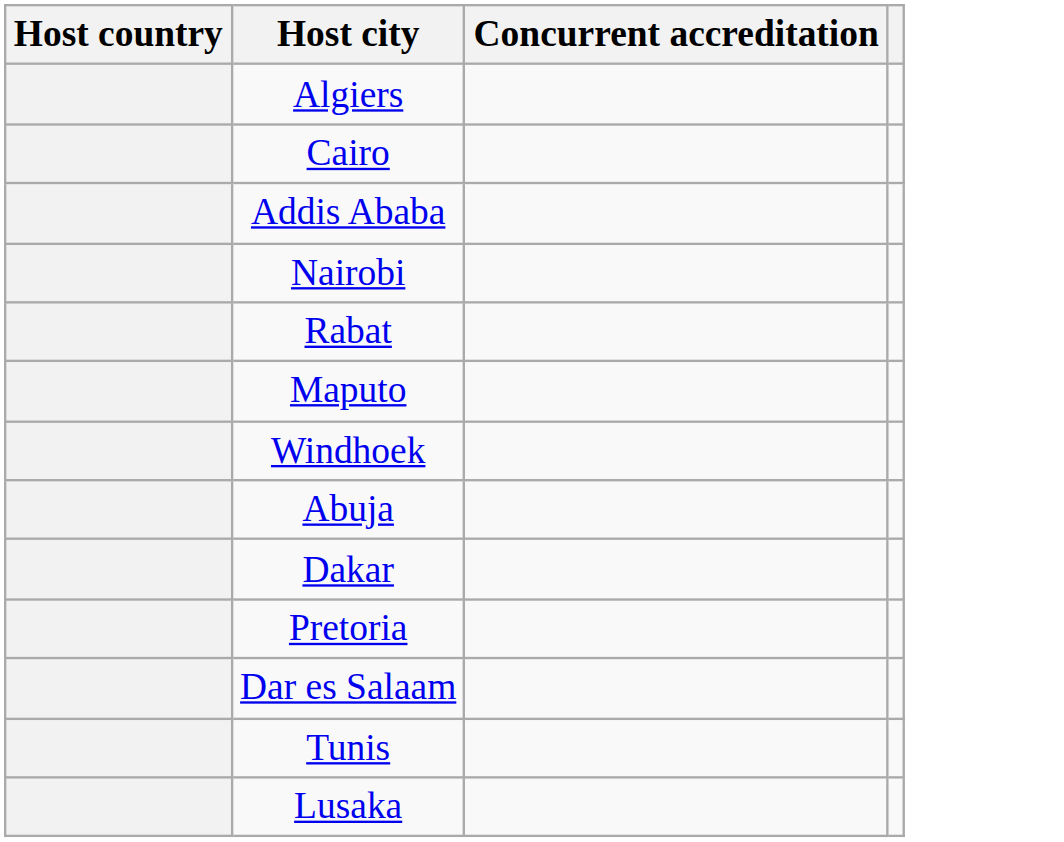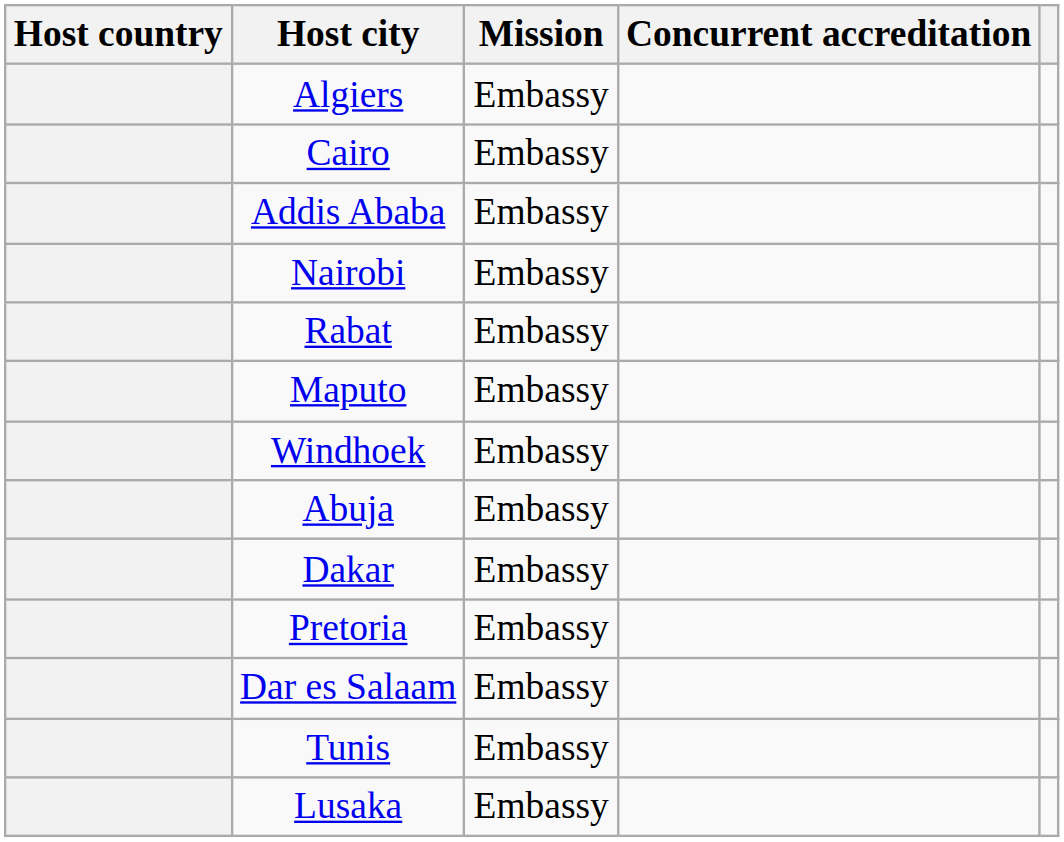+ column: (541, 34)
